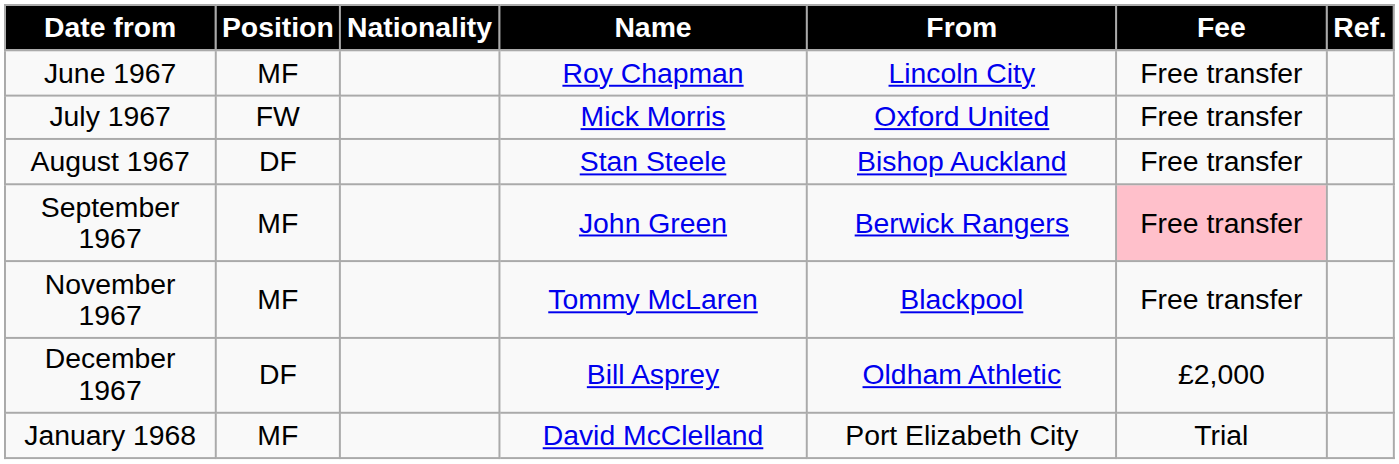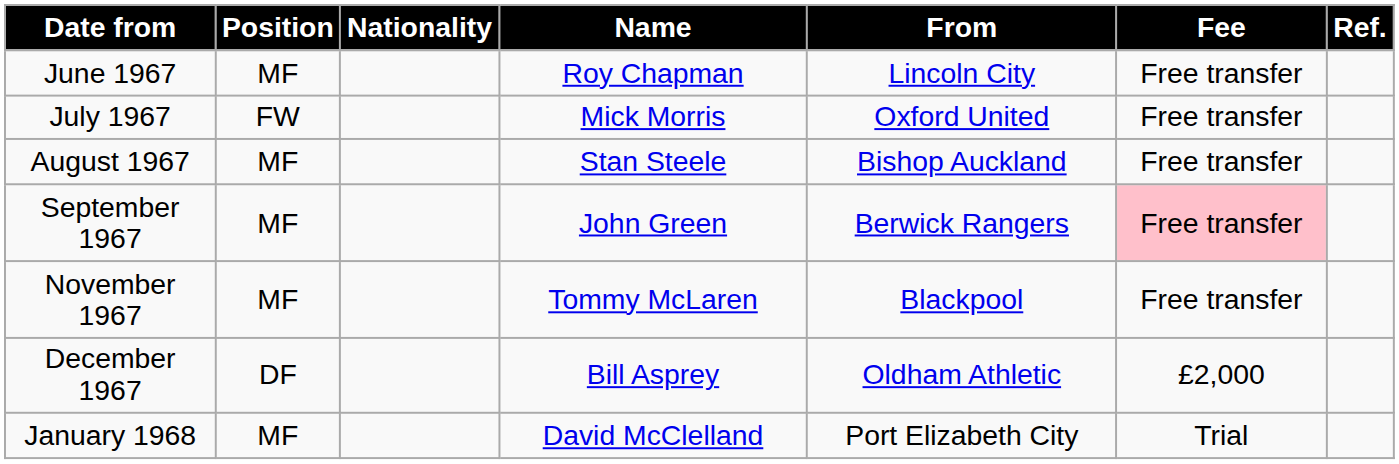(278, 162) DF -> (278, 162) MF
